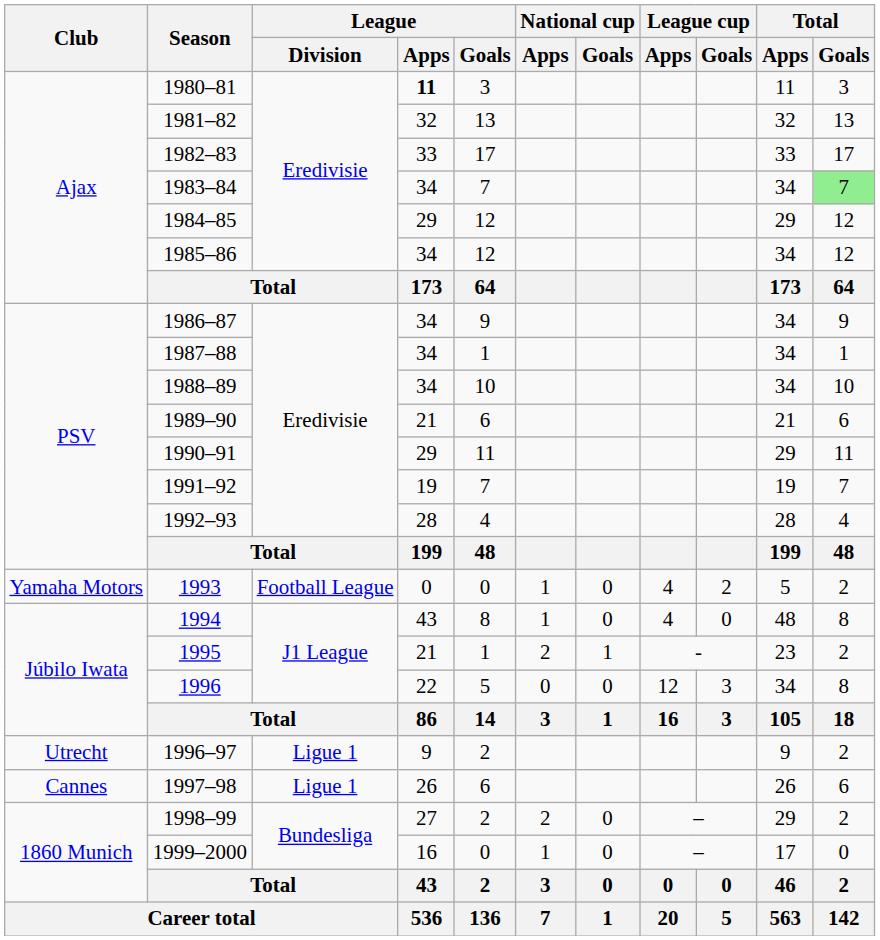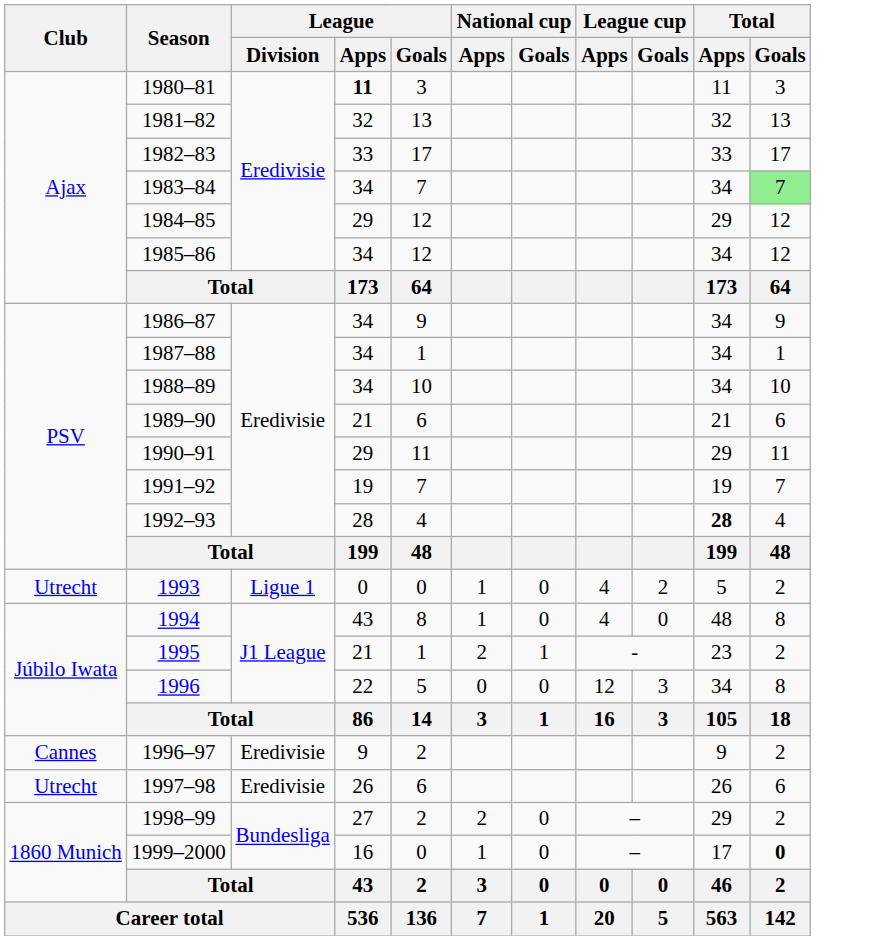(785, 519) normal -> (722, 519) bold
(76, 586) Yamaha Motors -> (66, 586) Utrecht
(325, 586) Football League -> (283, 586) Ligue 1
(76, 752) Utrecht -> (66, 752) Cannes
(325, 752) Ligue 1 -> (283, 752) Eredivisie
(76, 785) Cannes -> (66, 785) Utrecht
(325, 785) Ligue 1 -> (283, 785) Eredivisie
(844, 852) normal -> (780, 852) bold
